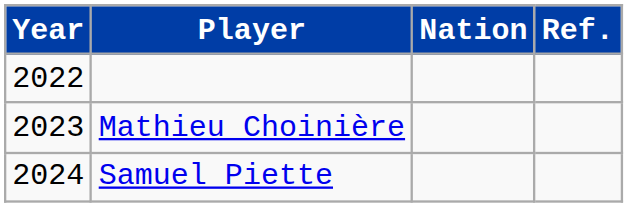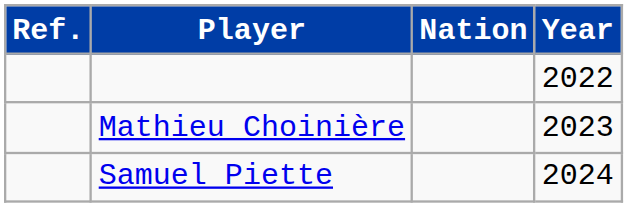columns swapped: (48, 30) <-> (578, 30)
